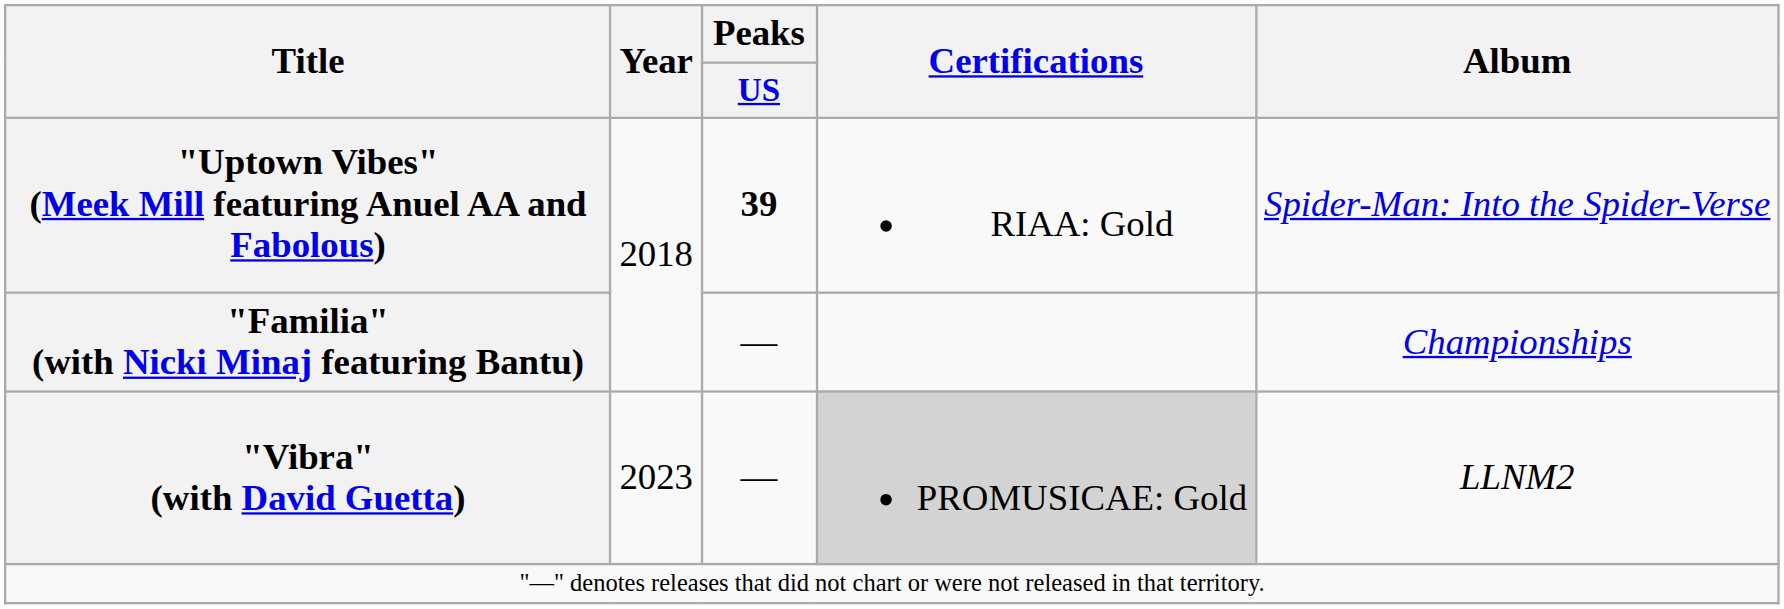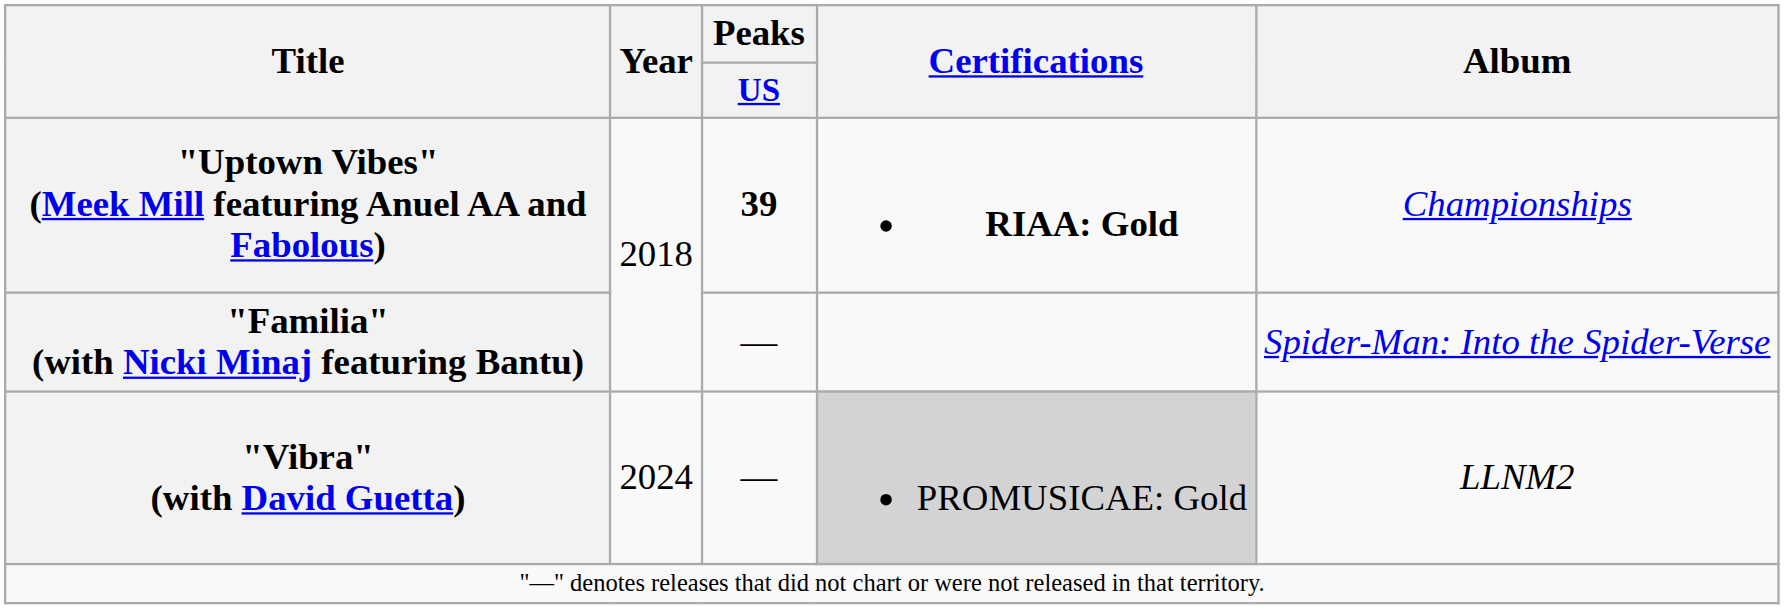(1036, 226) normal -> (1036, 226) bold
(1517, 204) Spider-Man: Into the Spider-Verse -> (1517, 204) Championships
(1517, 340) Championships -> (1517, 340) Spider-Man: Into the Spider-Verse
(656, 477) 2023 -> (656, 477) 2024
